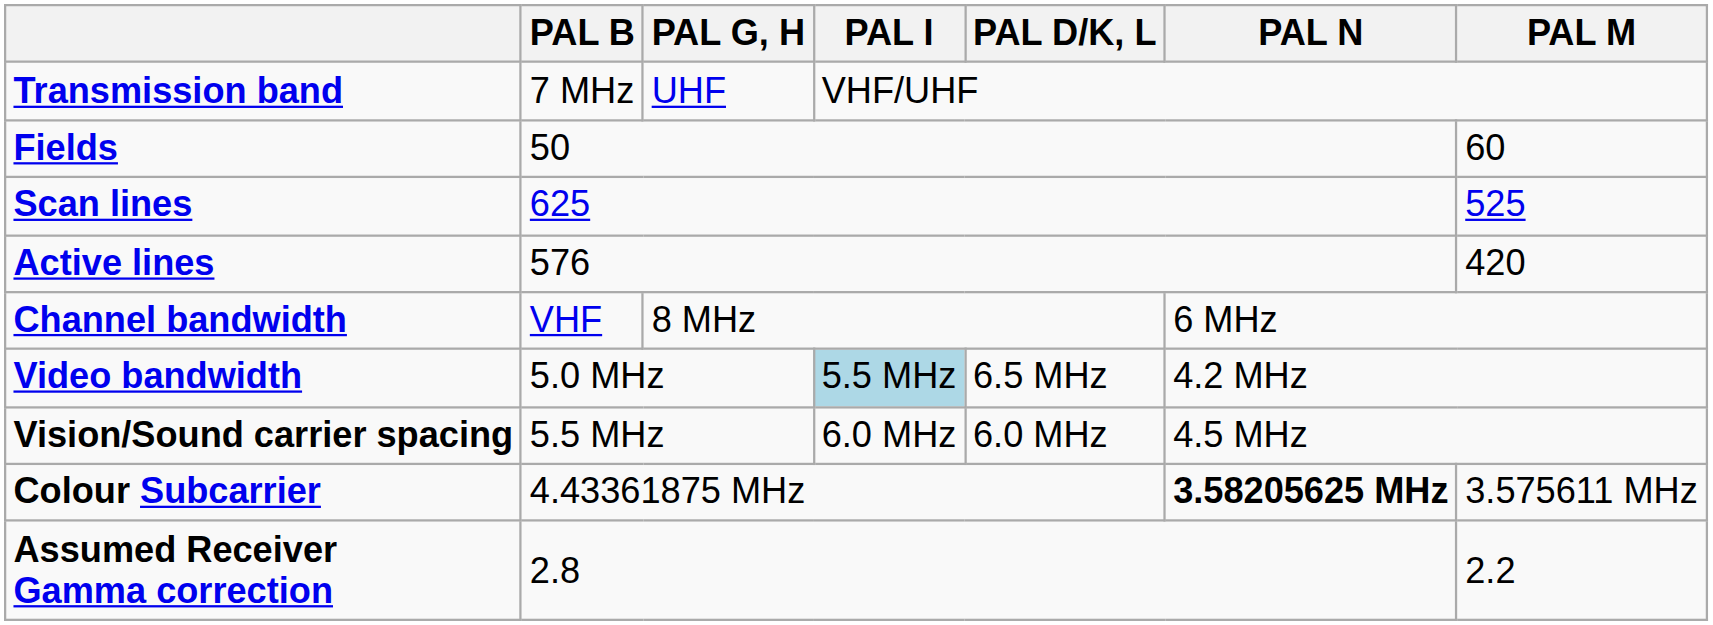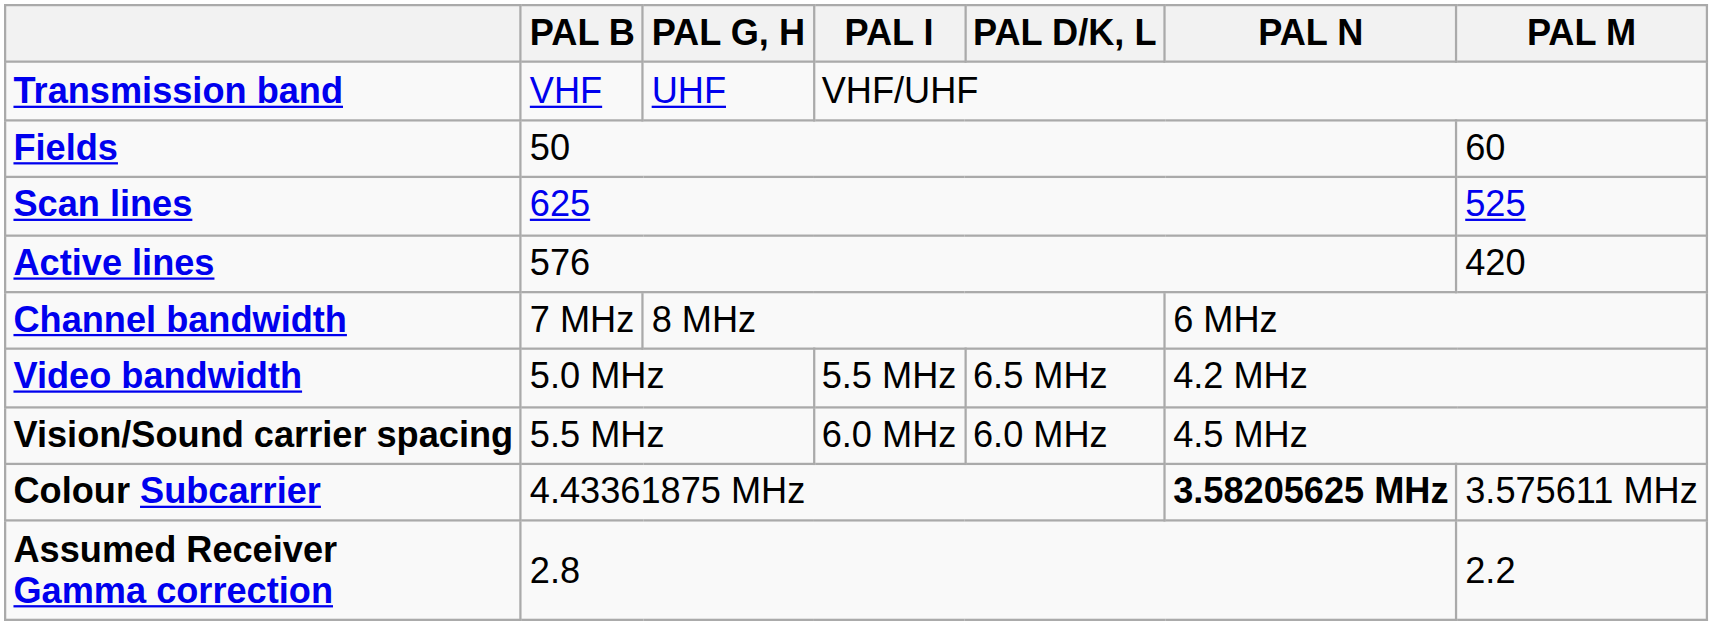(582, 90) 7 MHz -> (566, 90) VHF
(566, 319) VHF -> (582, 319) 7 MHz
(889, 377) lightblue background -> (889, 377) no background
